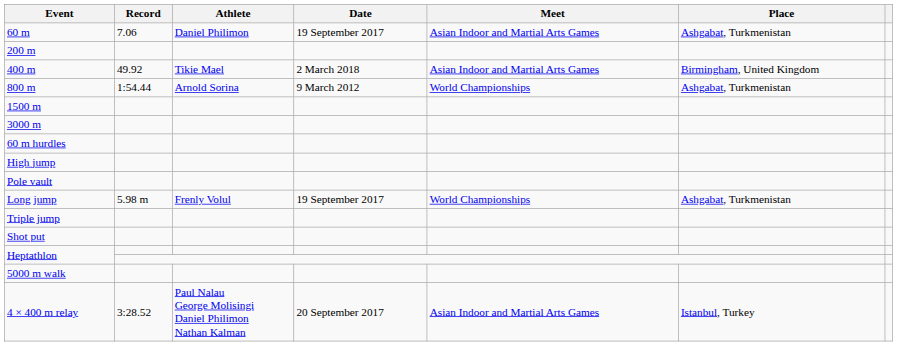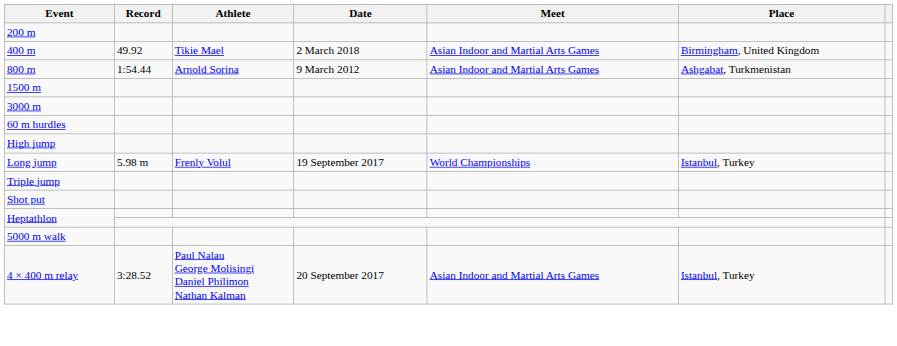- row: (18, 32)
(480, 88) World Championships -> (514, 69) Asian Indoor and Martial Arts Games
- row: (30, 180)
(736, 199) Ashgabat, Turkmenistan -> (718, 162) Istanbul, Turkey
